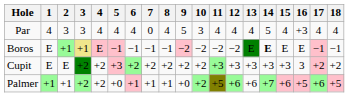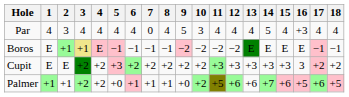(83, 30) 3 -> (83, 30) 4
(268, 48) bold -> (268, 48) normal
